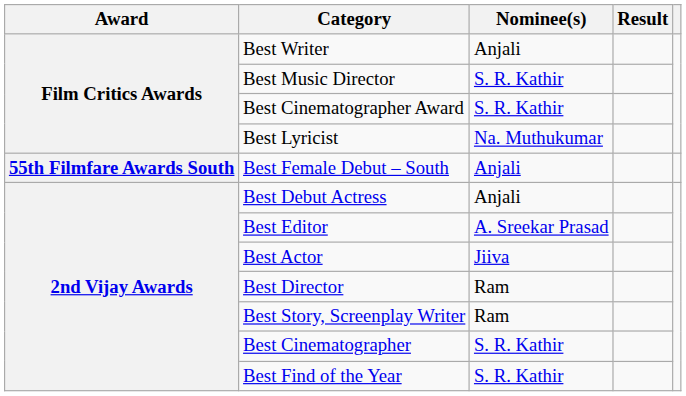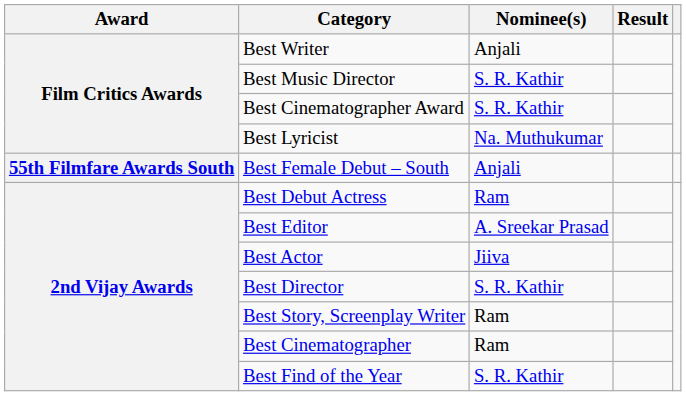(497, 197) Anjali -> (492, 197) Ram
(492, 286) Ram -> (519, 286) S. R. Kathir
(519, 345) S. R. Kathir -> (492, 345) Ram
